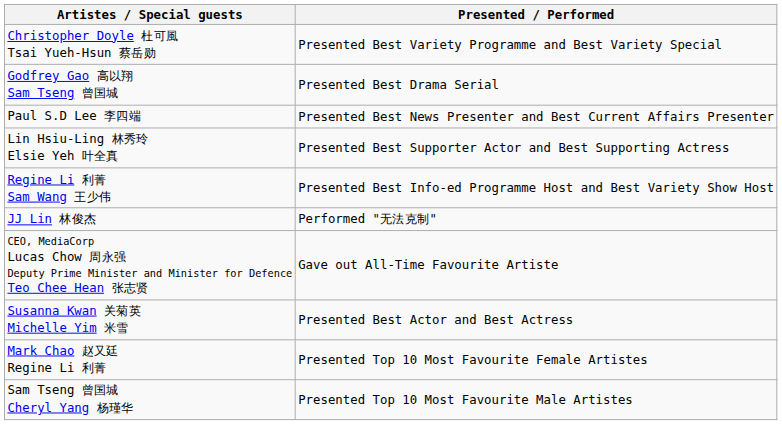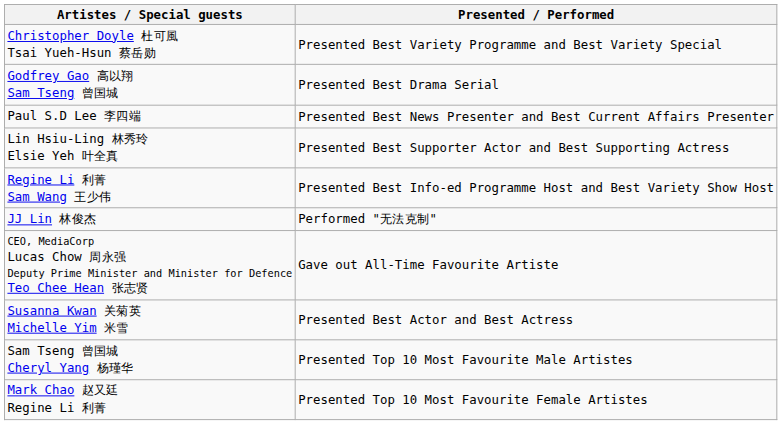rows swapped: (71, 399) <-> (63, 359)
